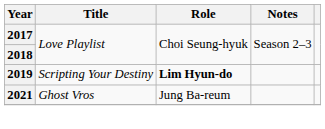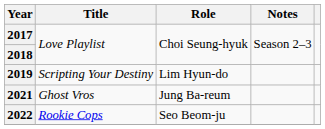(196, 74) bold -> (194, 74) normal
+ row: (20, 114)
